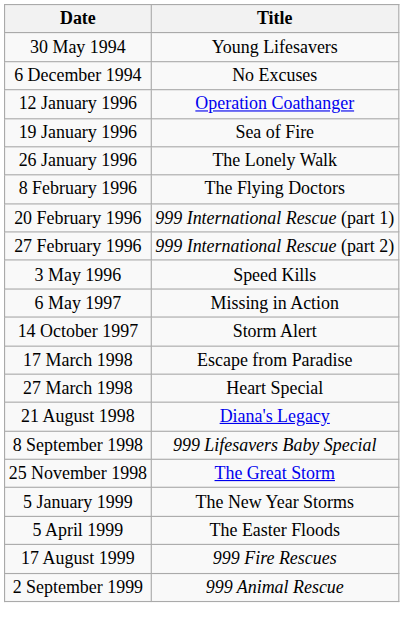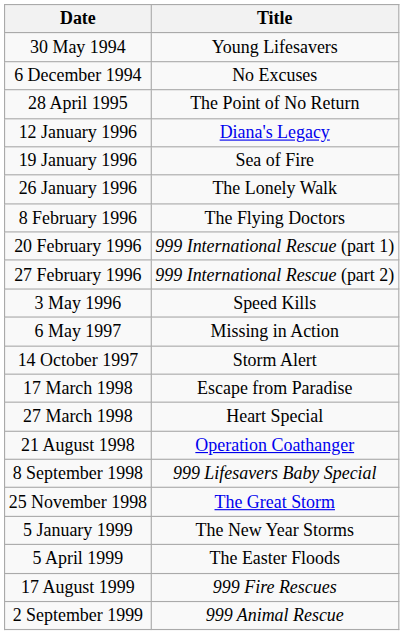+ row: (78, 103)
(275, 103) Operation Coathanger -> (275, 132) Diana's Legacy
(275, 416) Diana's Legacy -> (275, 445) Operation Coathanger
